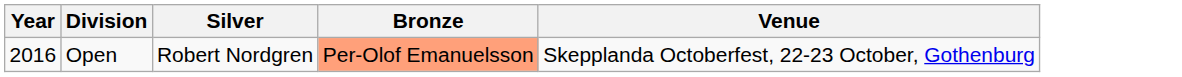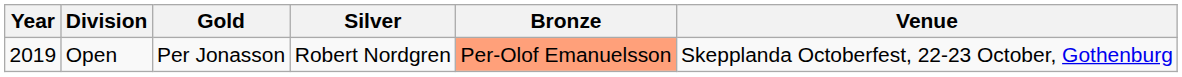+ column: (221, 21)
(33, 54) 2016 -> (33, 54) 2019
